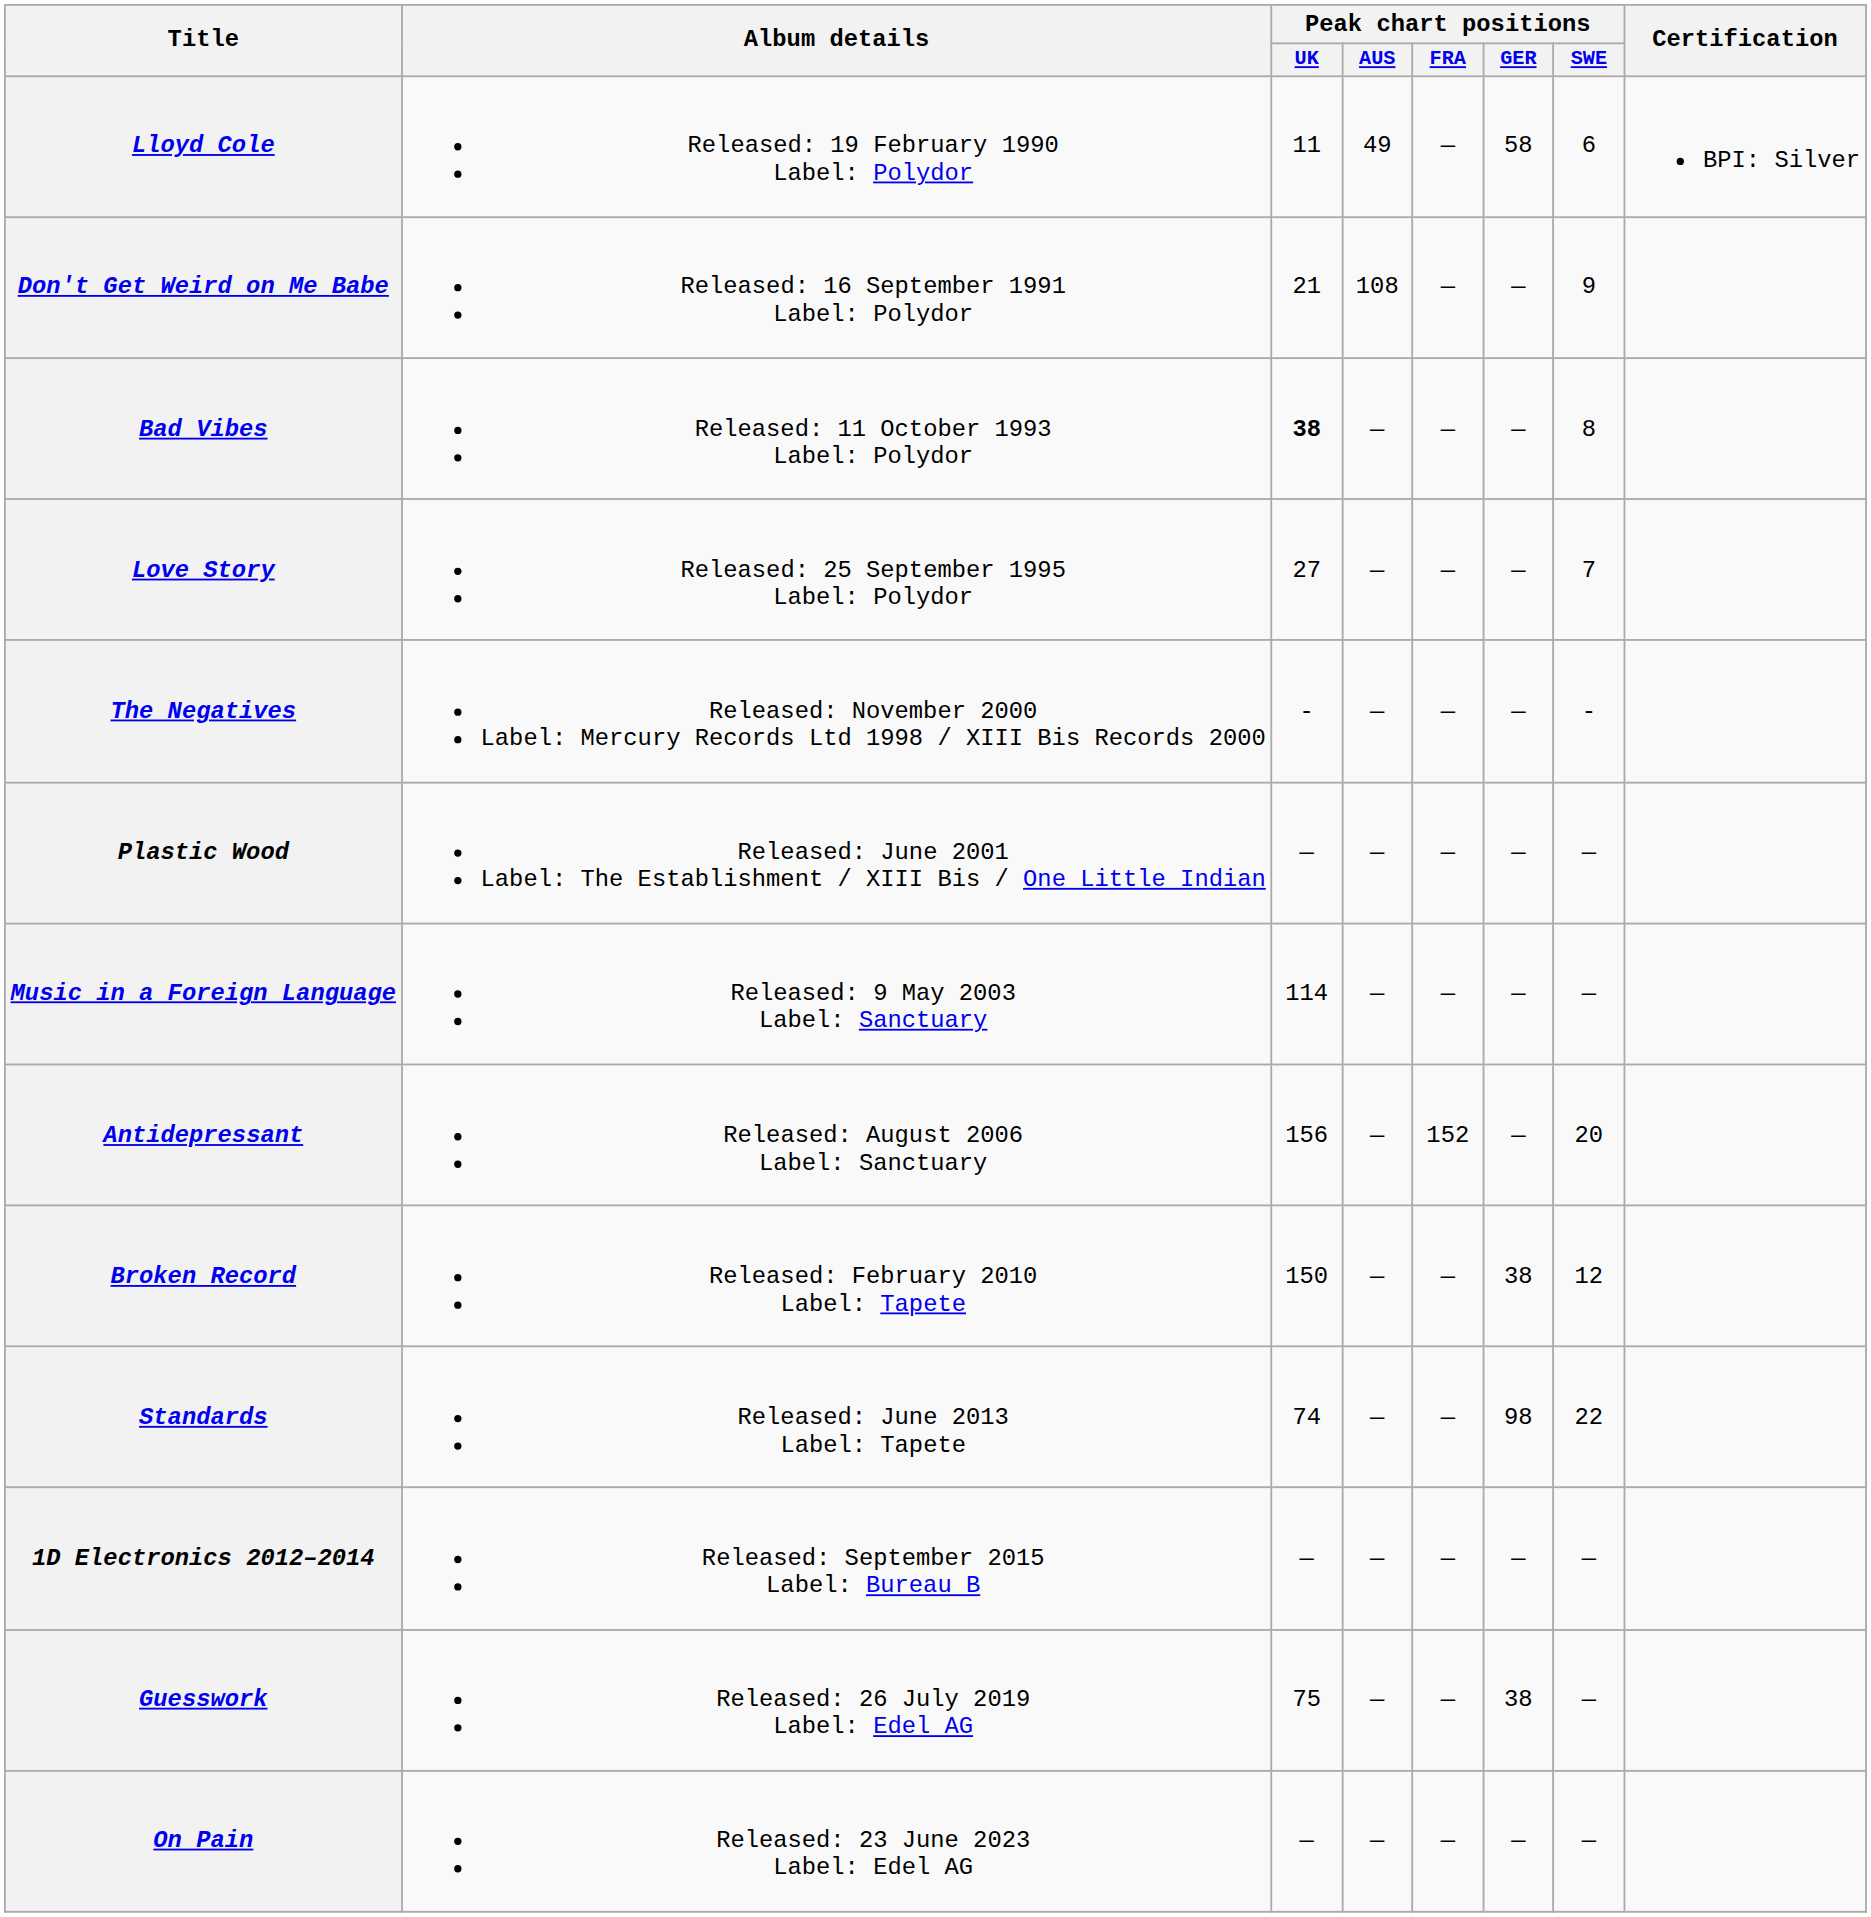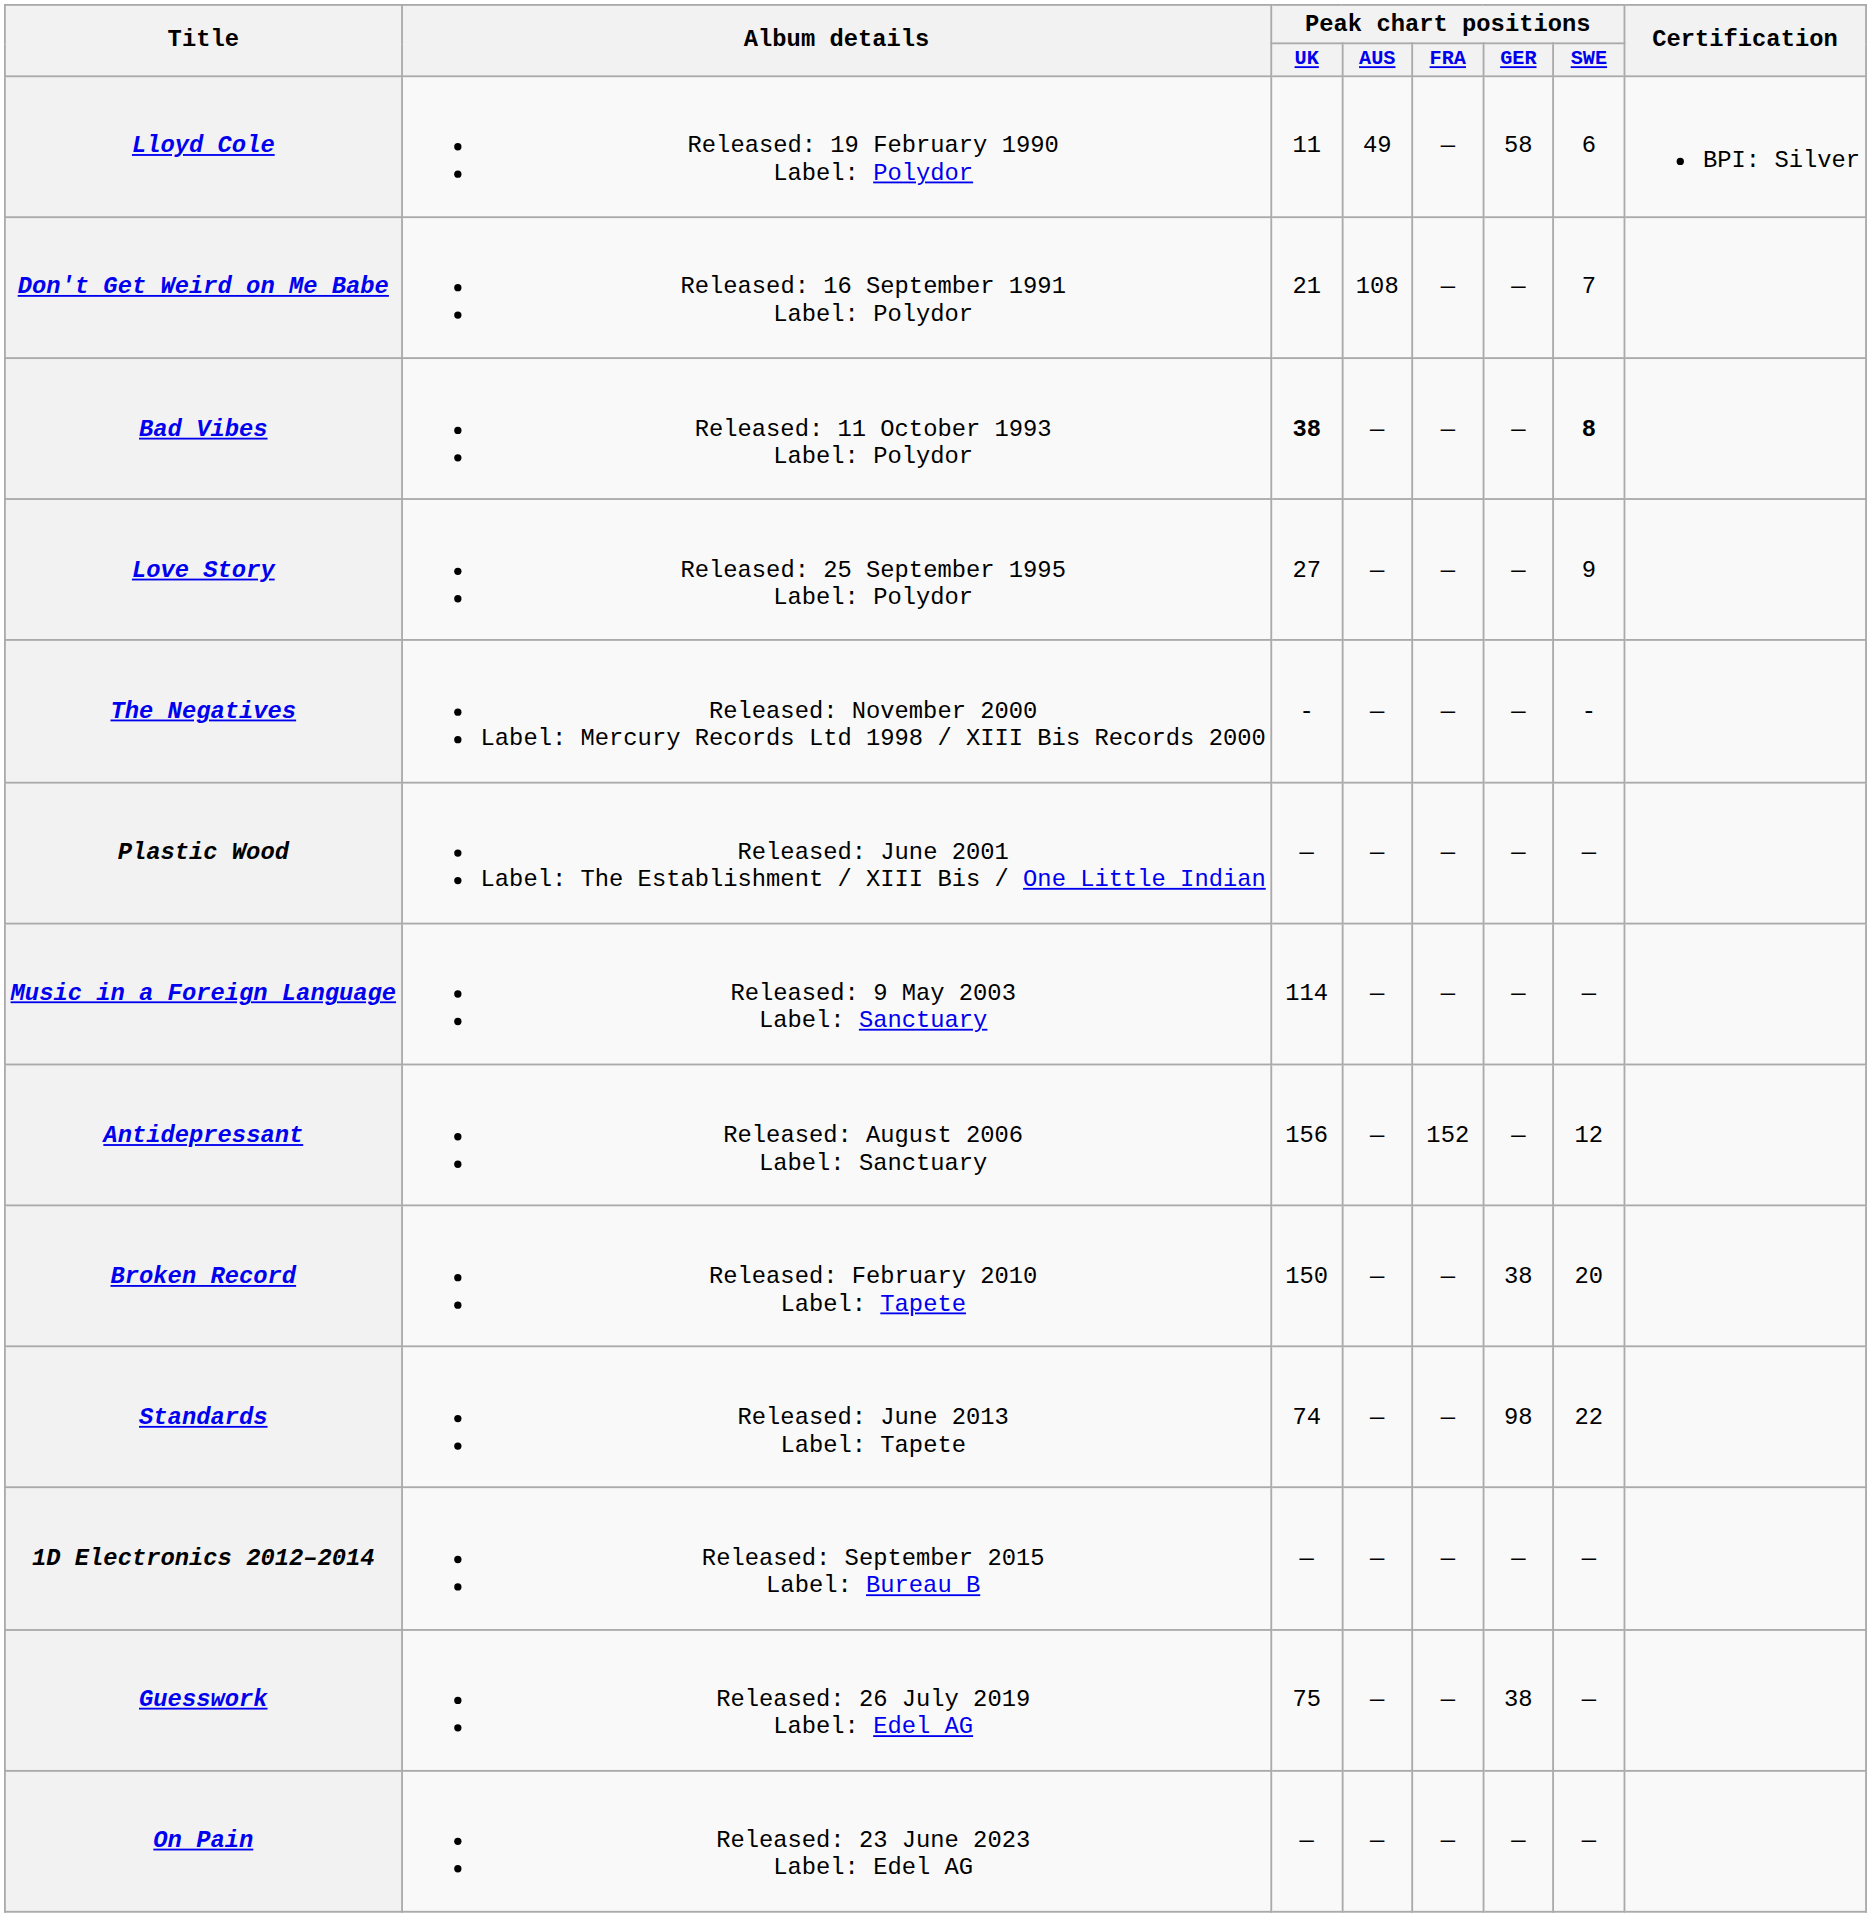(1589, 287) 9 -> (1589, 287) 7
(1589, 429) normal -> (1589, 429) bold
(1589, 570) 7 -> (1589, 570) 9
(1589, 1135) 20 -> (1589, 1135) 12
(1589, 1276) 12 -> (1589, 1276) 20
